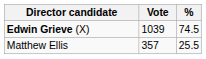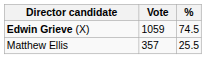(153, 29) 1039 -> (153, 29) 1059
